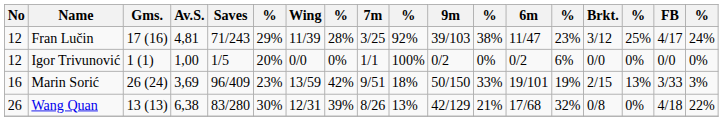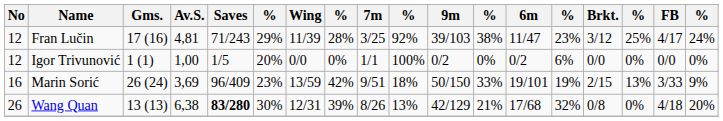(698, 82) 3% -> (698, 82) 9%
(231, 104) normal -> (231, 104) bold
(702, 104) 22% -> (702, 104) 20%
